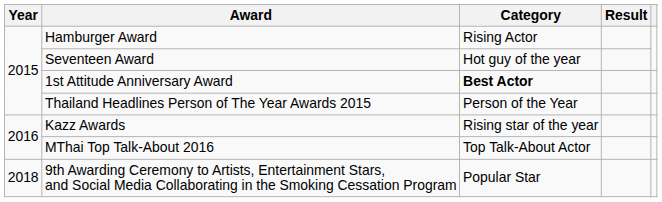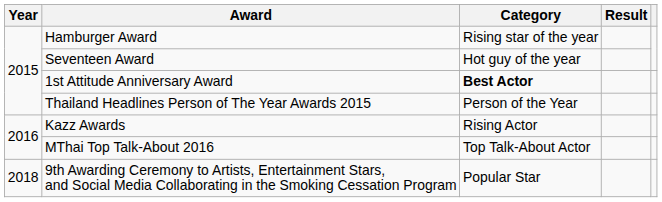(500, 37) Rising Actor -> (531, 37) Rising star of the year
(531, 125) Rising star of the year -> (500, 125) Rising Actor
